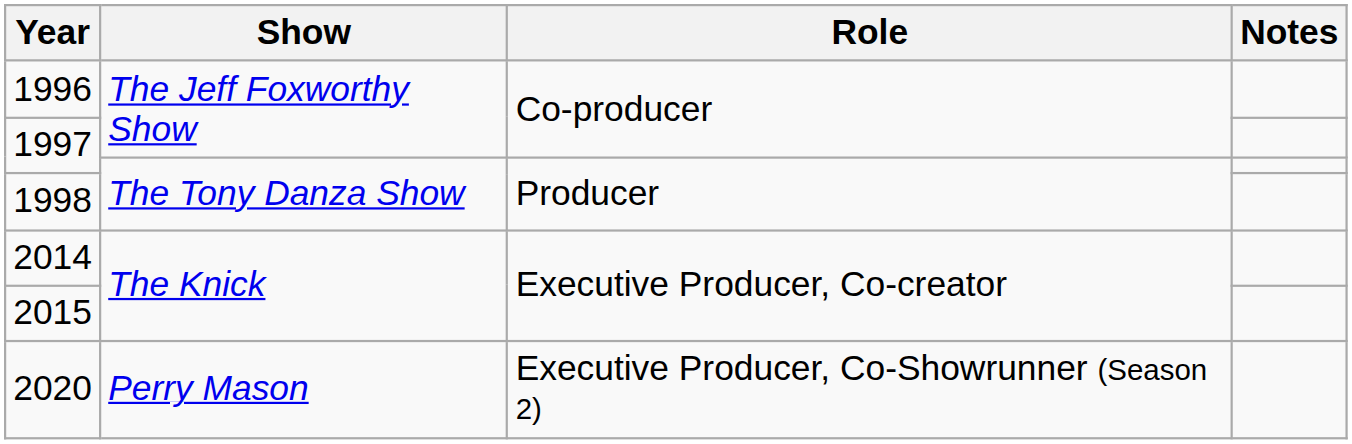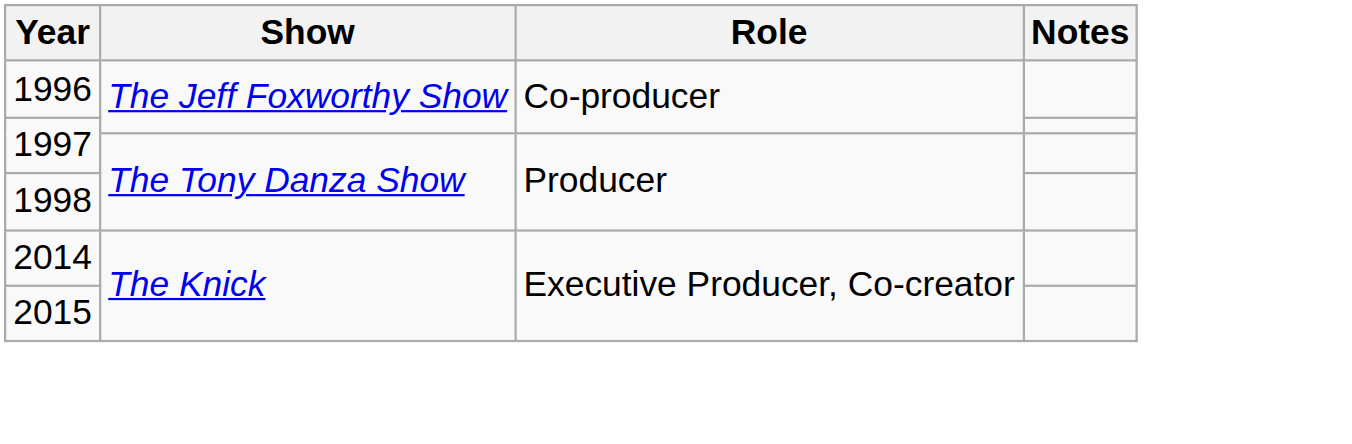- row: (53, 388)
